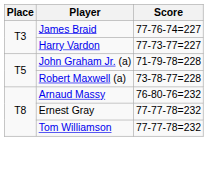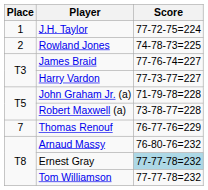+ row: (63, 29)
+ row: (74, 45)
+ row: (76, 128)
(169, 111) no background -> (169, 161) lightblue background
